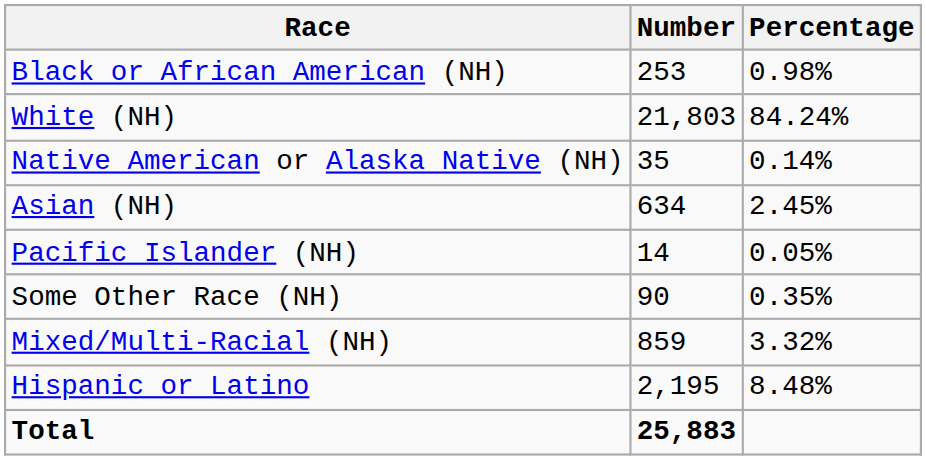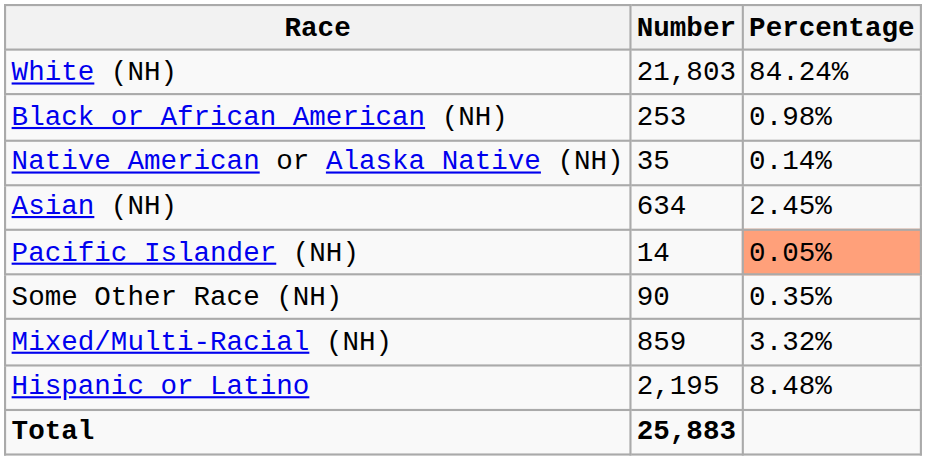rows swapped: (94, 117) <-> (260, 72)
(790, 252) no background -> (790, 252) lightsalmon background
